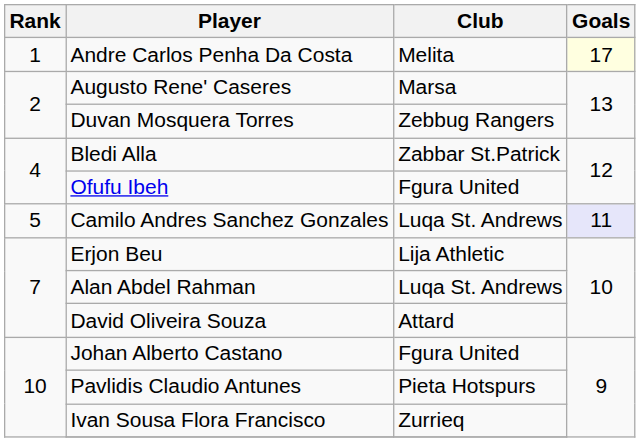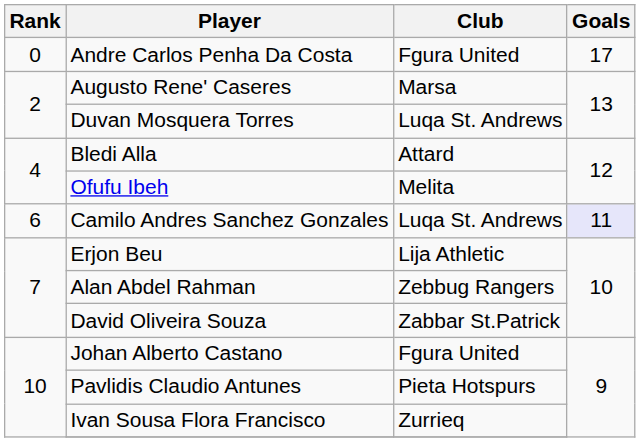(35, 54) 1 -> (35, 54) 0
(426, 54) Melita -> (459, 54) Fgura United
(601, 54) lightyellow background -> (601, 54) no background
(476, 120) Zebbug Rangers -> (480, 120) Luqa St. Andrews
(479, 154) Zabbar St.Patrick -> (426, 154) Attard
(459, 187) Fgura United -> (426, 187) Melita
(35, 220) 5 -> (35, 220) 6
(480, 287) Luqa St. Andrews -> (476, 287) Zebbug Rangers
(426, 320) Attard -> (479, 320) Zabbar St.Patrick
